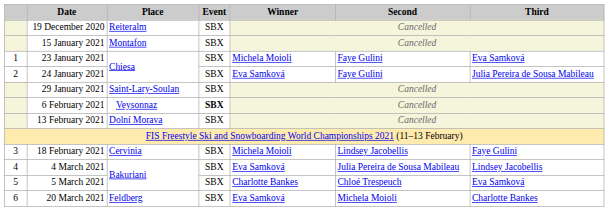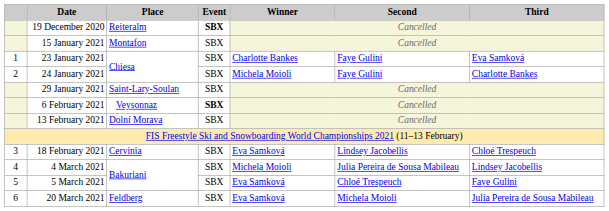(214, 27) normal -> (214, 27) bold
(262, 58) Michela Moioli -> (265, 58) Charlotte Bankes
(259, 74) Eva Samková -> (262, 74) Michela Moioli
(533, 74) Julia Pereira de Sousa Mabileau -> (505, 74) Charlotte Bankes
(262, 151) Michela Moioli -> (258, 151) Eva Samková
(495, 151) Faye Gulini -> (504, 151) Chloé Trespeuch
(259, 167) Eva Samková -> (262, 167) Michela Moioli
(265, 182) Charlotte Bankes -> (258, 182) Eva Samková
(498, 182) Eva Samková -> (494, 182) Faye Gulini
(505, 198) Charlotte Bankes -> (533, 198) Julia Pereira de Sousa Mabileau
